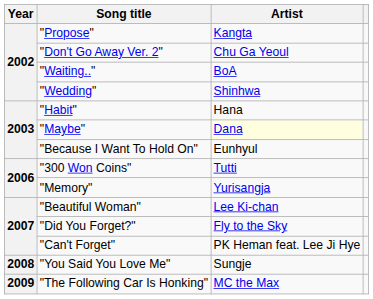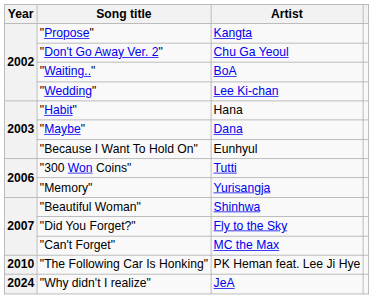(237, 91) Shinhwa -> (246, 91) Lee Ki-chan
(228, 129) lightyellow background -> (228, 129) no background
(246, 206) Lee Ki-chan -> (237, 206) Shinhwa
(287, 245) PK Heman feat. Lee Ji Hye -> (246, 245) MC the Max
- row: (105, 264)
(21, 284) 2009 -> (21, 264) 2010
(246, 284) MC the Max -> (287, 264) PK Heman feat. Lee Ji Hye
+ row: (95, 284)
